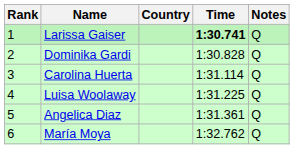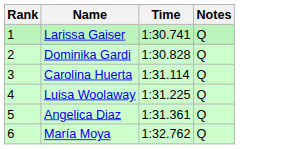- column: (166, 15)
(221, 35) bold -> (166, 35) normal
